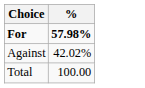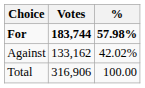+ column: (71, 14)
